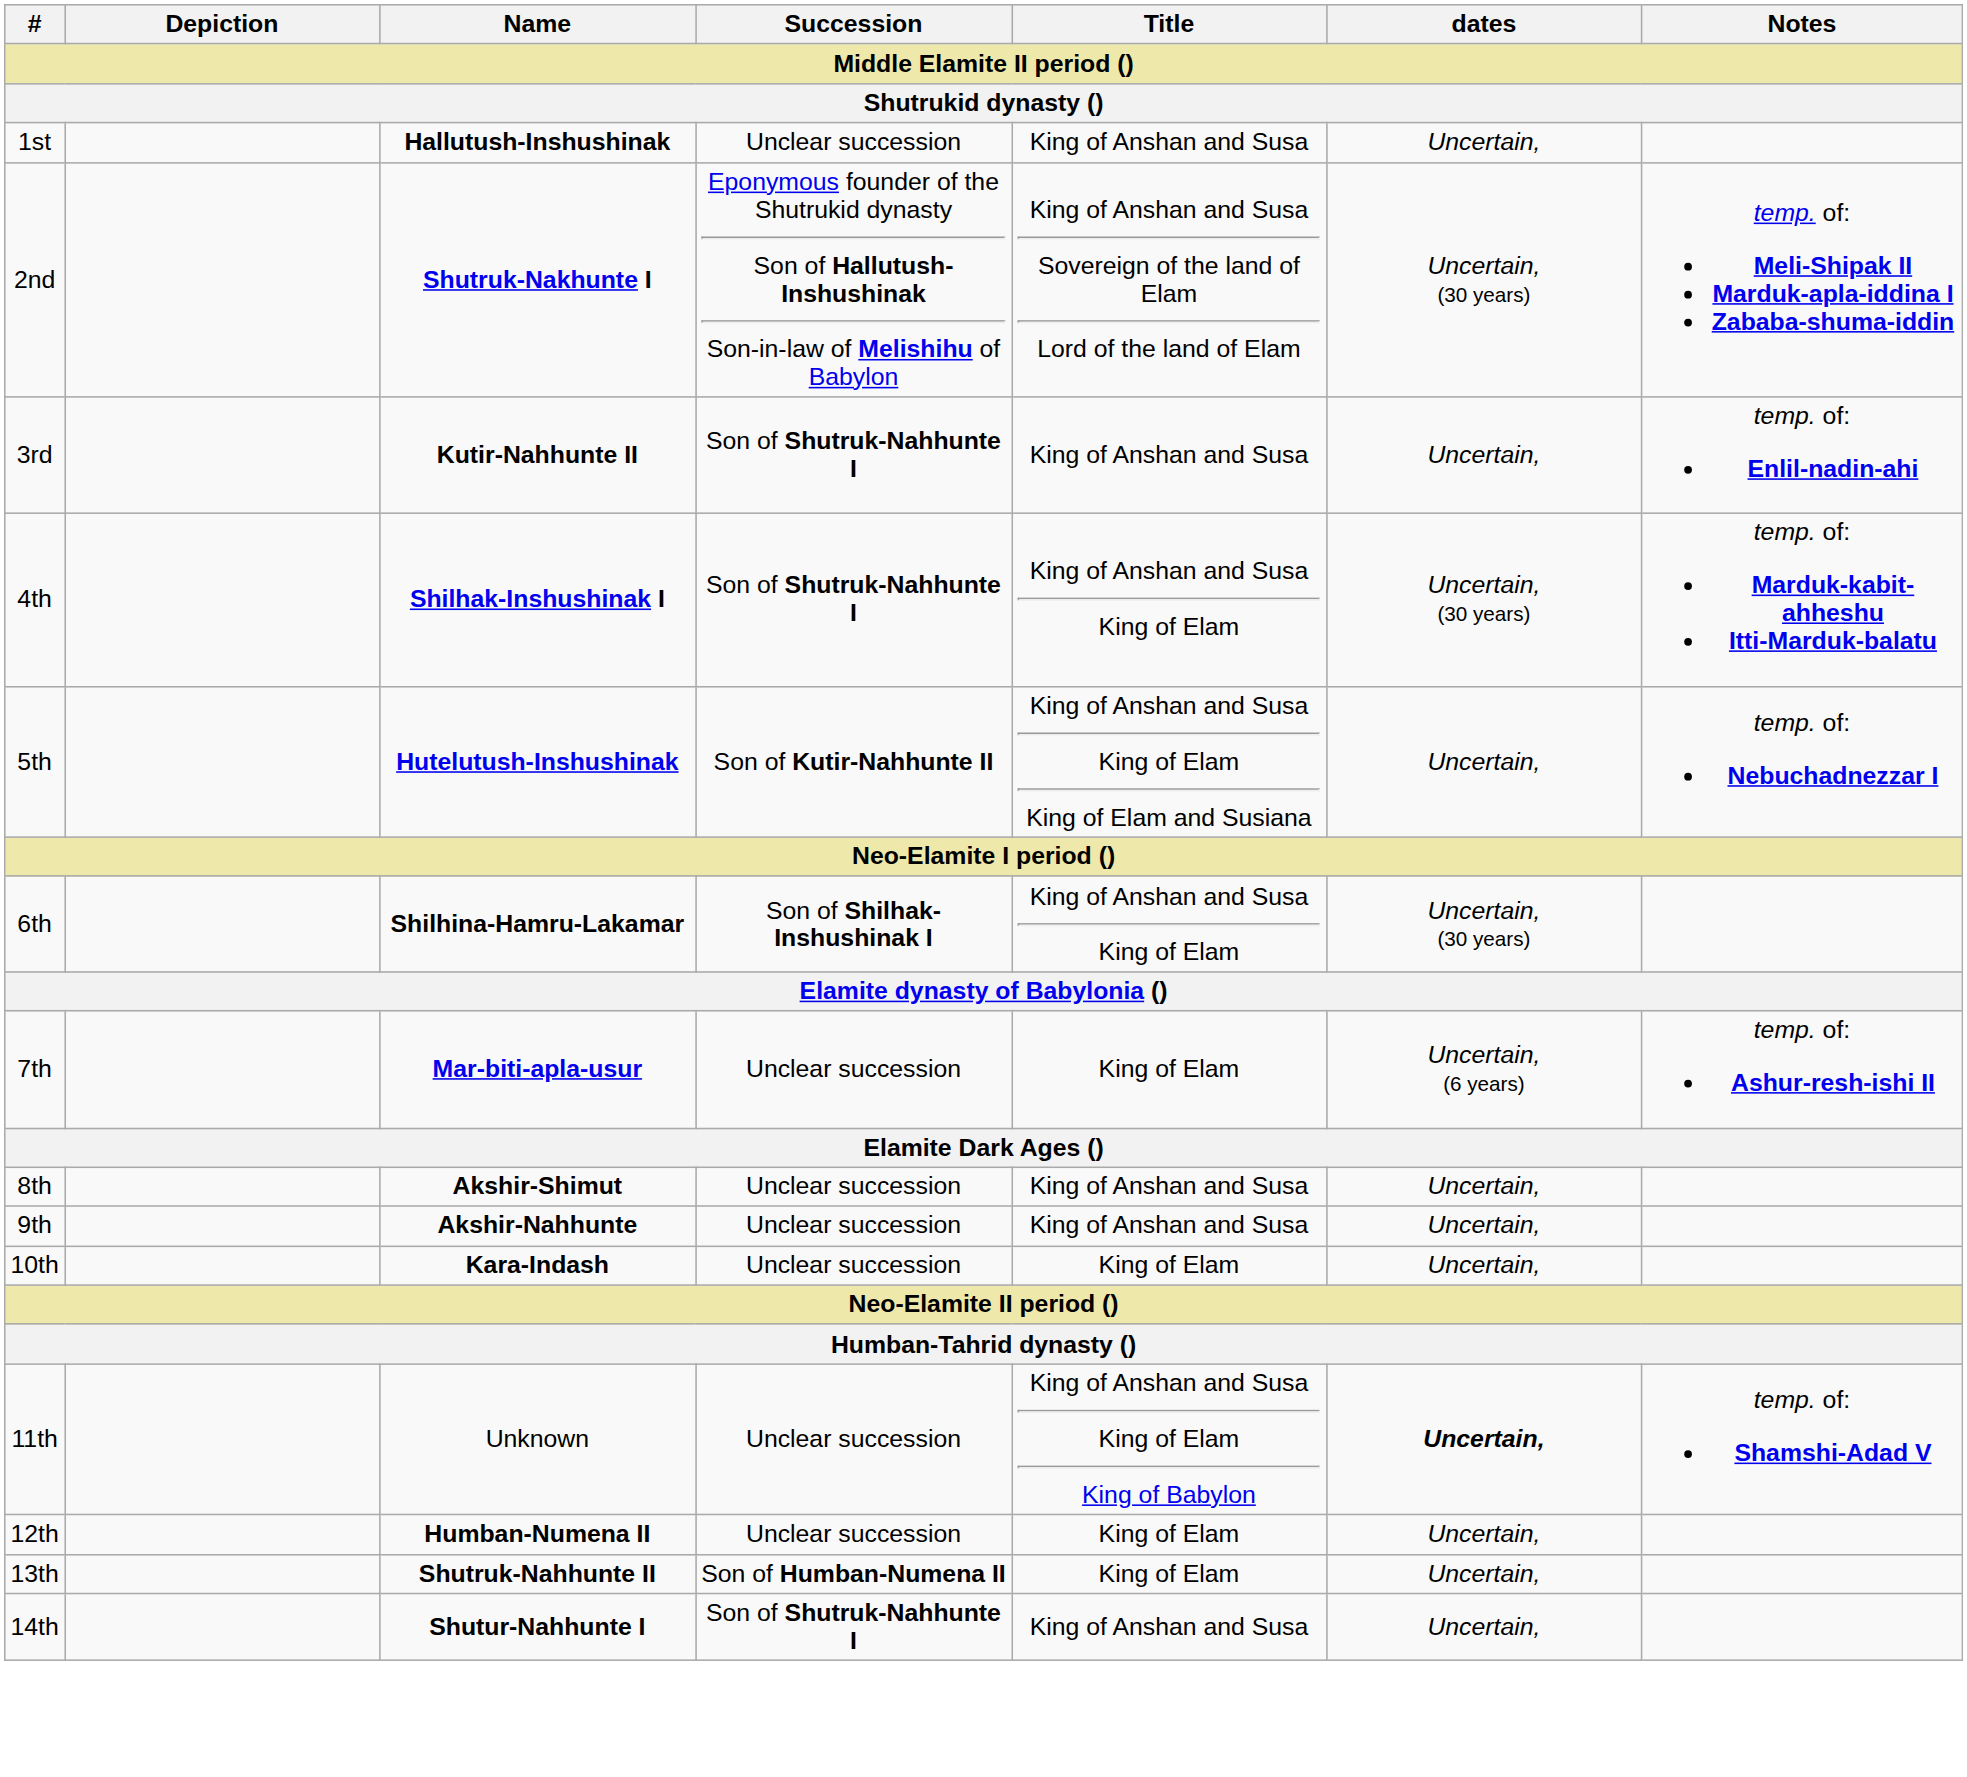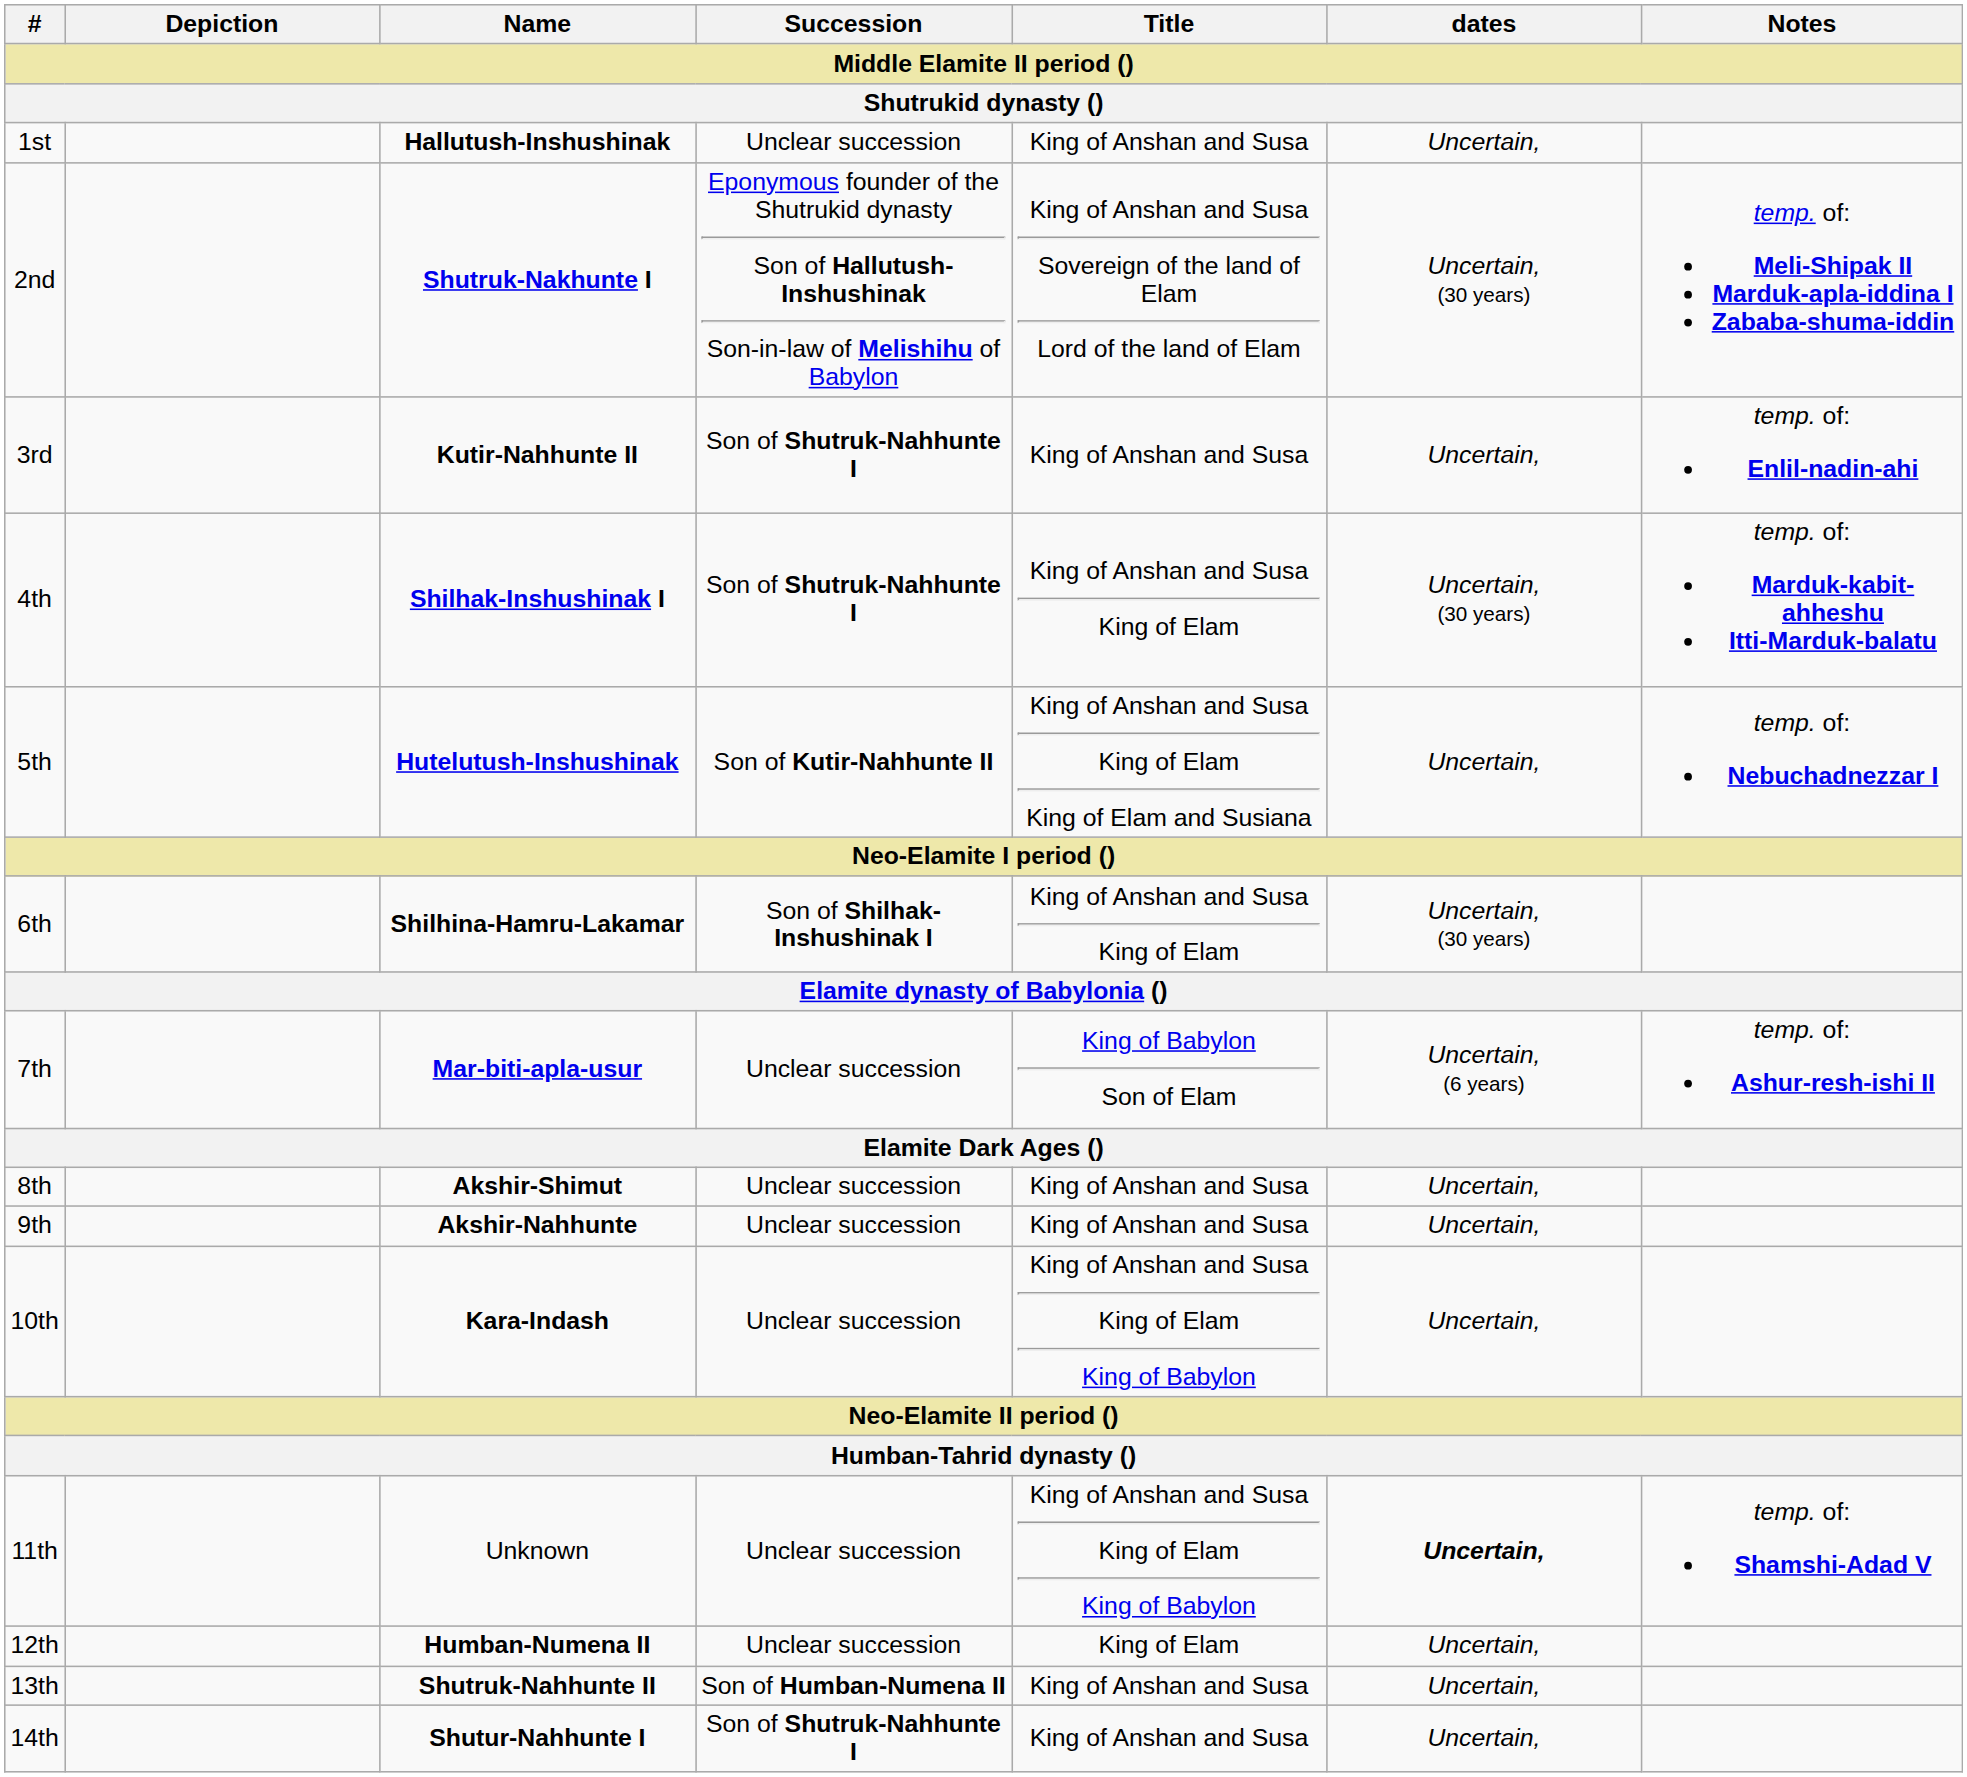(1169, 1069) King of Elam -> (1169, 1069) King of Babylon Son of Elam
(1169, 1265) King of Elam -> (1169, 1320) King of Anshan and Susa King of Elam King of Babylon
(1169, 1573) King of Elam -> (1169, 1684) King of Anshan and Susa
